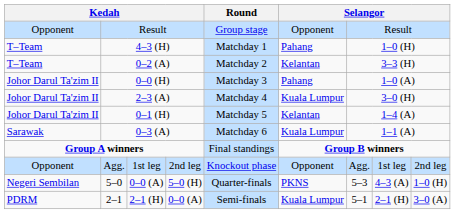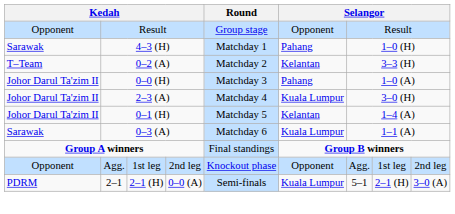(25, 47) T–Team -> (25, 47) Sarawak
- row: (114, 183)
